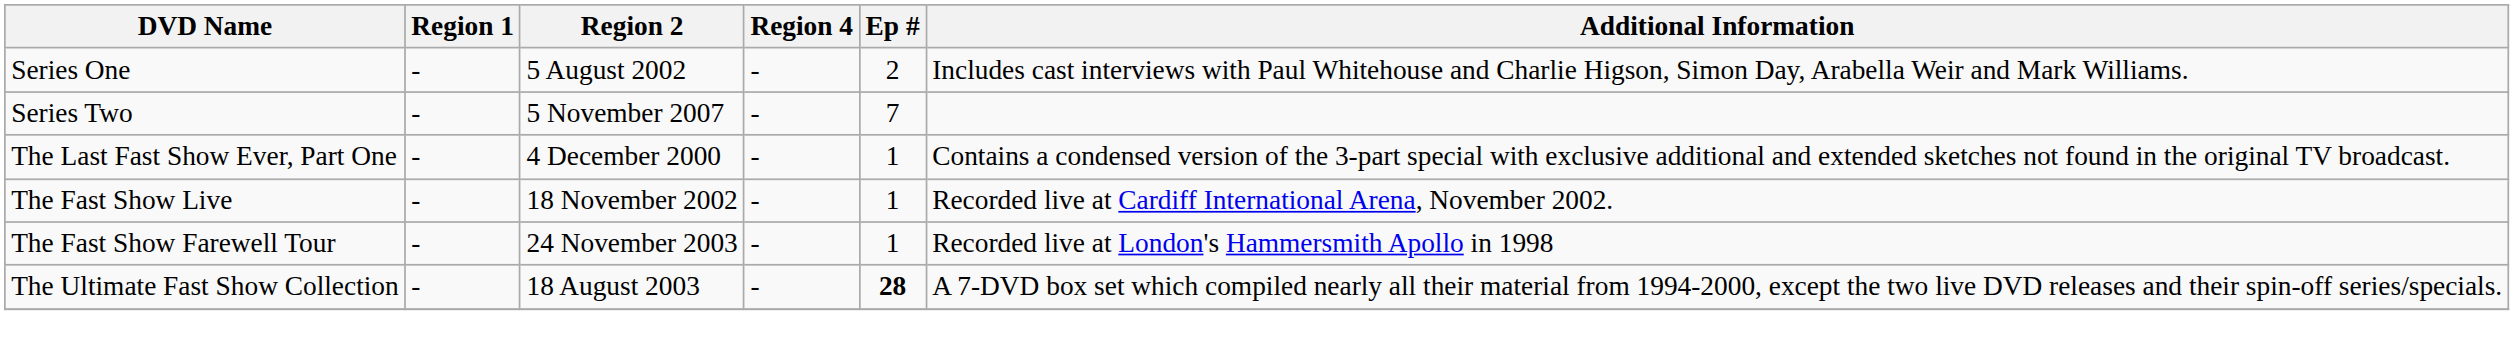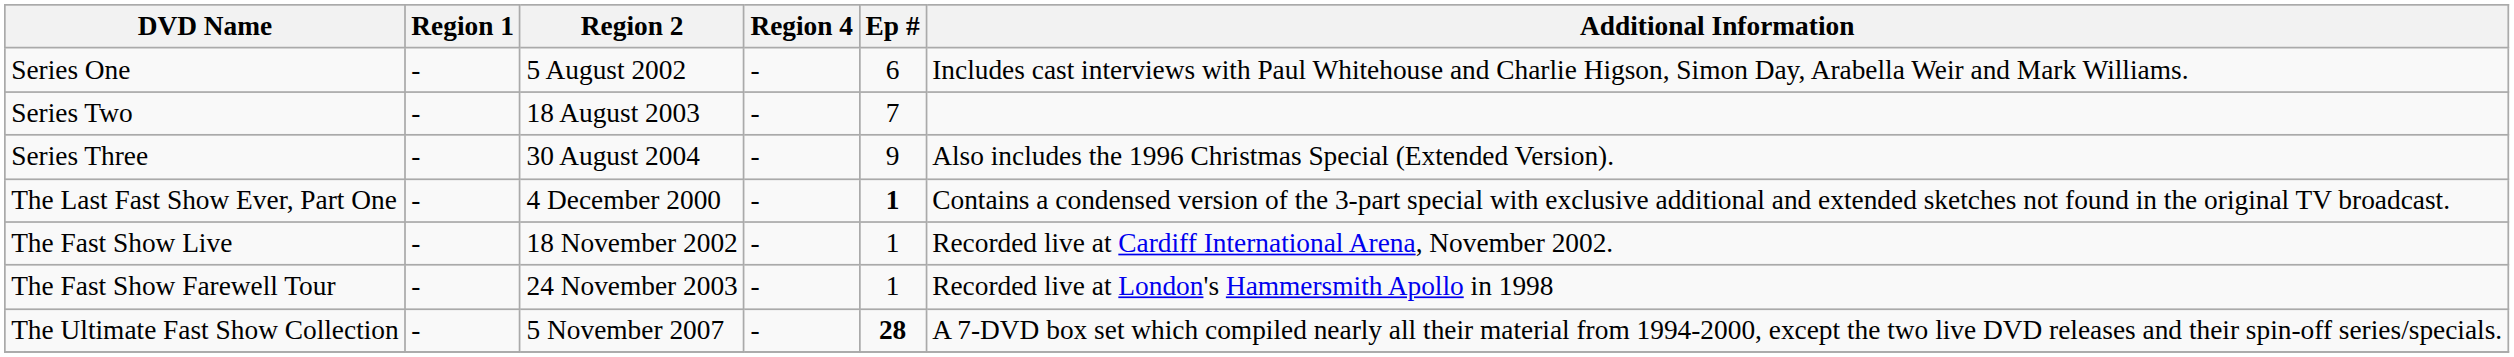(893, 69) 2 -> (893, 69) 6
(625, 112) 5 November 2007 -> (613, 112) 18 August 2003
+ row: (80, 156)
(893, 156) normal -> (893, 199) bold
(613, 286) 18 August 2003 -> (625, 329) 5 November 2007
